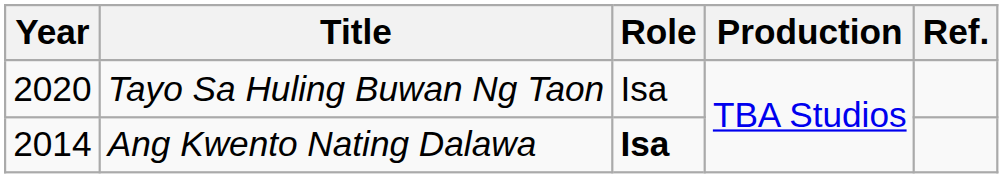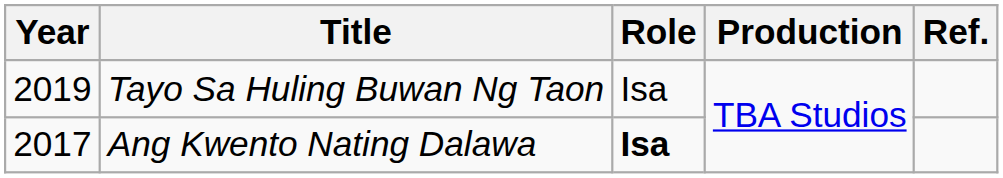(52, 88) 2020 -> (52, 88) 2019
(52, 144) 2014 -> (52, 144) 2017
